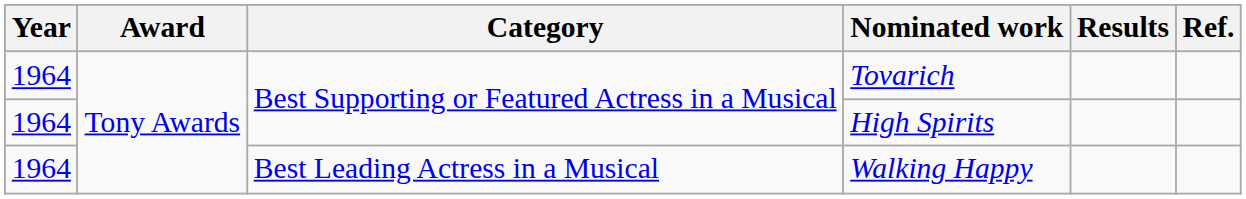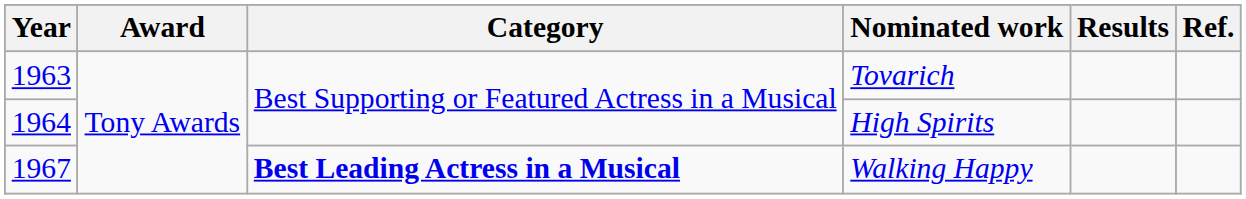(41, 74) 1964 -> (41, 74) 1963
(41, 168) 1964 -> (41, 168) 1967
(456, 168) normal -> (467, 168) bold
